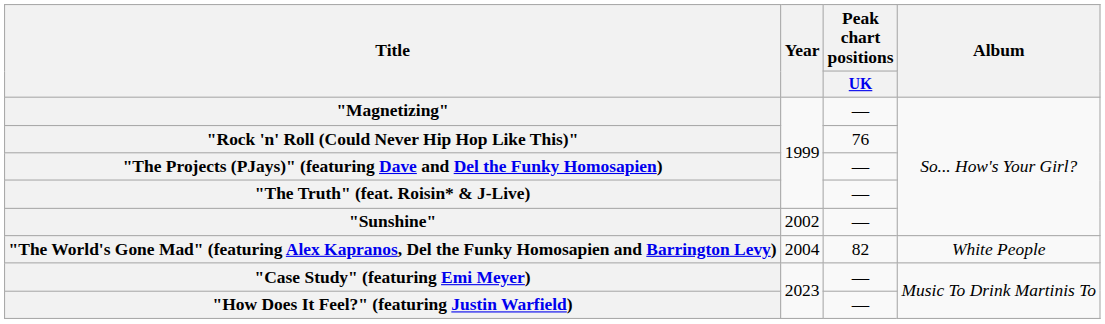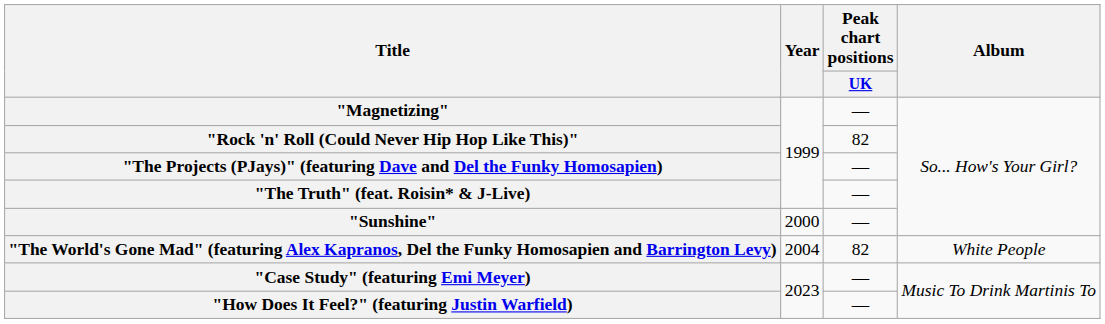(861, 138) 76 -> (861, 138) 82
(802, 221) 2002 -> (802, 221) 2000
